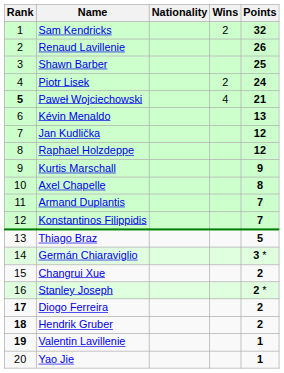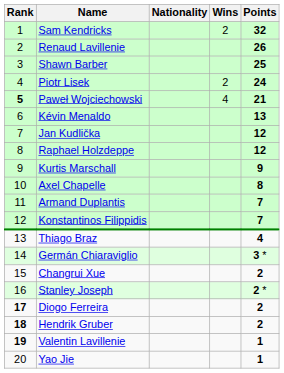(260, 238) 5 -> (260, 238) 4
